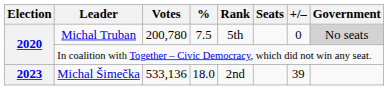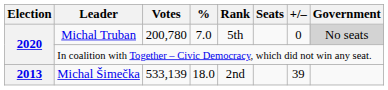(204, 34) 7.5 -> (204, 34) 7.0
(29, 74) 2023 -> (29, 74) 2013
(166, 74) 533,136 -> (166, 74) 533,139
